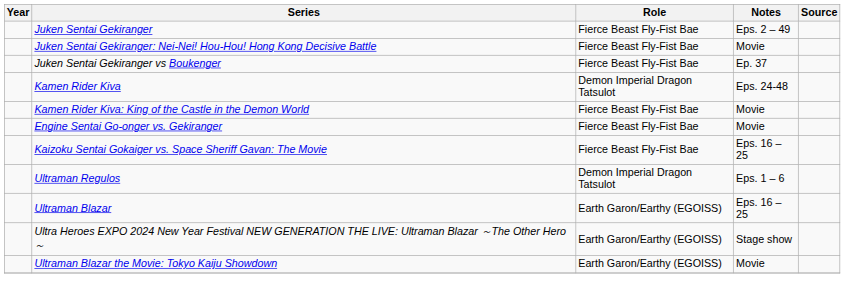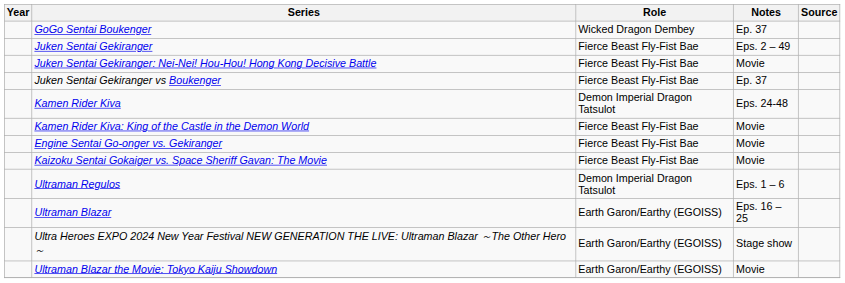+ row: (93, 30)
(759, 150) Eps. 16 – 25 -> (750, 161) Movie
